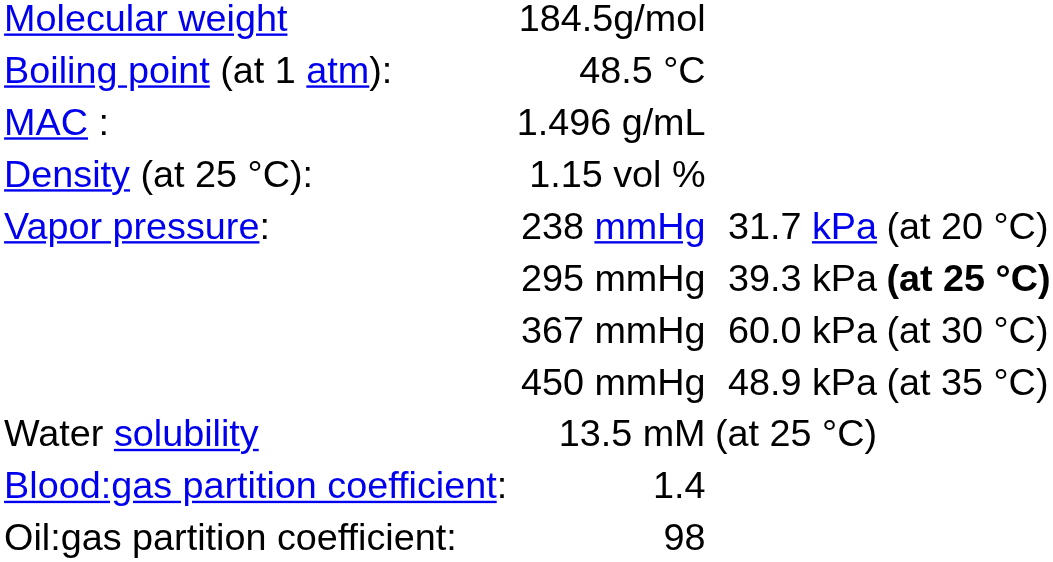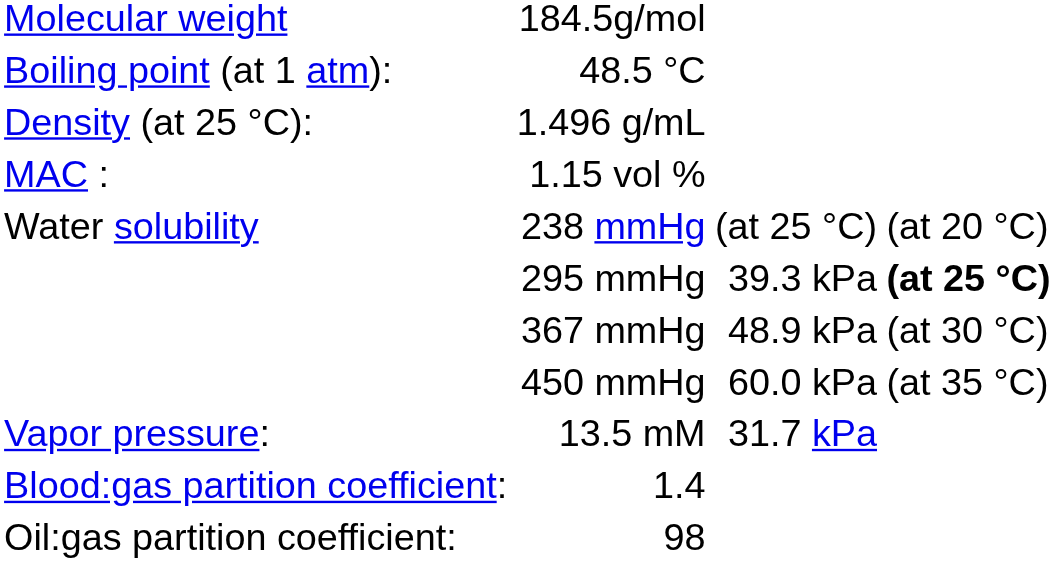(57, 122) MAC : -> (159, 122) Density (at 25 °C):
(159, 174) Density (at 25 °C): -> (57, 174) MAC :
(137, 226) Vapor pressure: -> (131, 226) Water solubility
(802, 226) 31.7 kPa -> (796, 226) (at 25 °C)
(802, 330) 60.0 kPa -> (802, 330) 48.9 kPa
(802, 382) 48.9 kPa -> (802, 382) 60.0 kPa
(131, 433) Water solubility -> (137, 433) Vapor pressure:
(796, 433) (at 25 °C) -> (802, 433) 31.7 kPa
